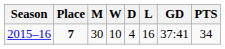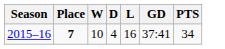- column: (97, 14)
